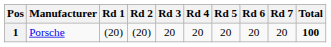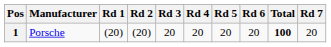columns swapped: (282, 14) <-> (311, 14)
